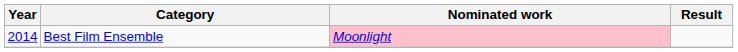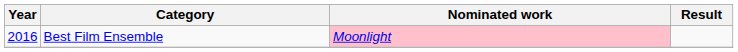(22, 36) 2014 -> (22, 36) 2016
